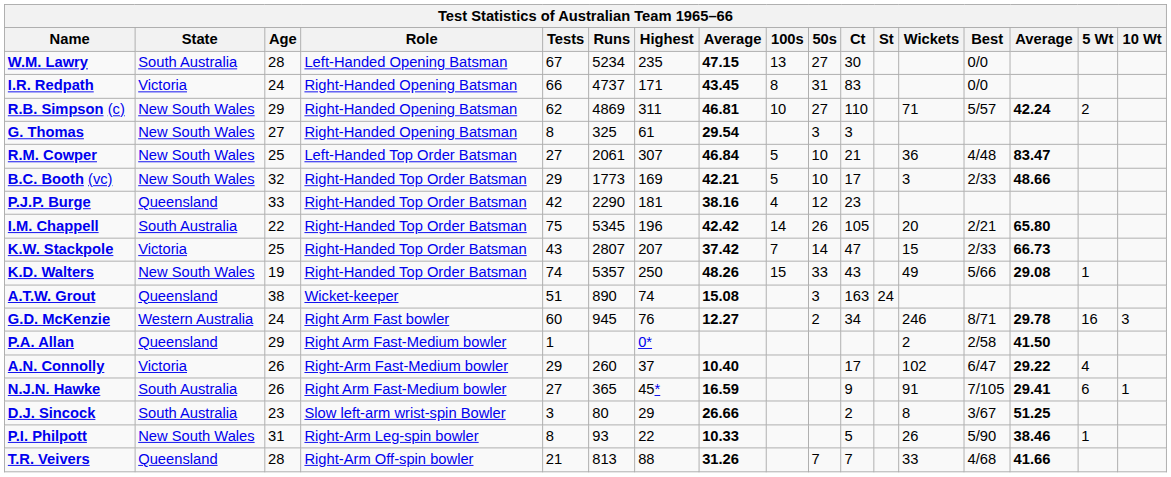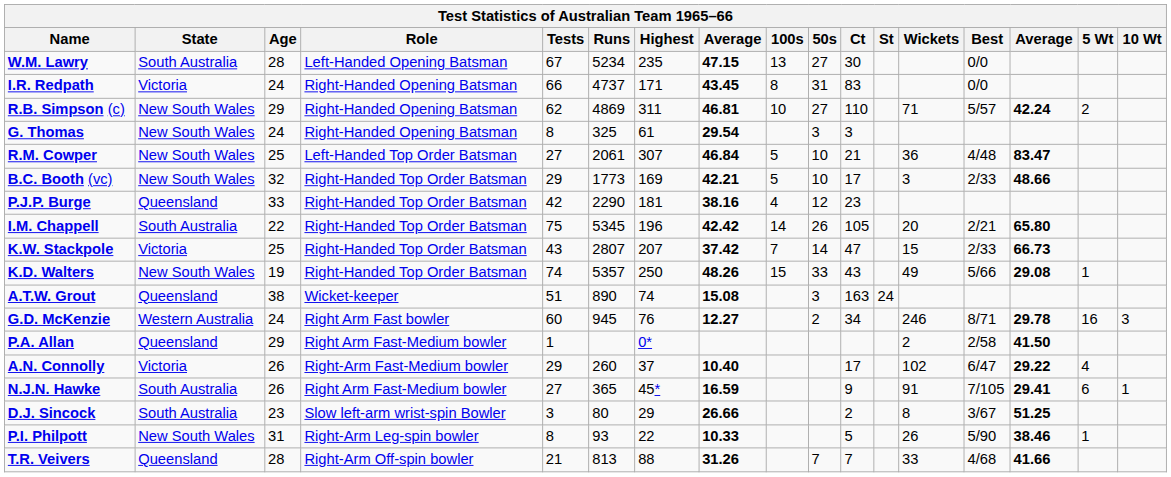(276, 132) 27 -> (276, 132) 24
